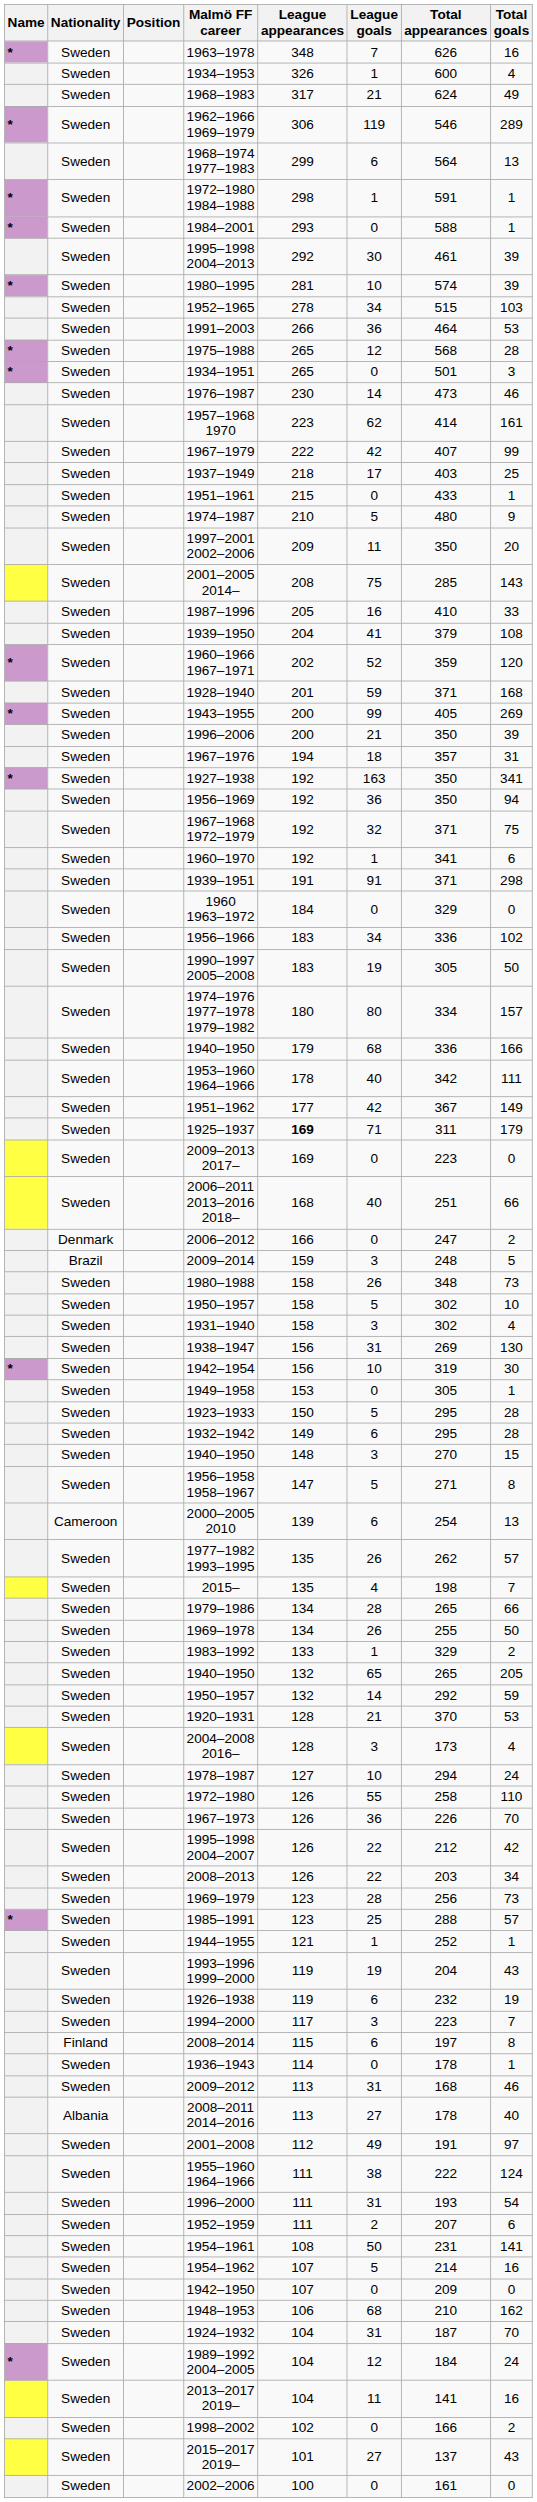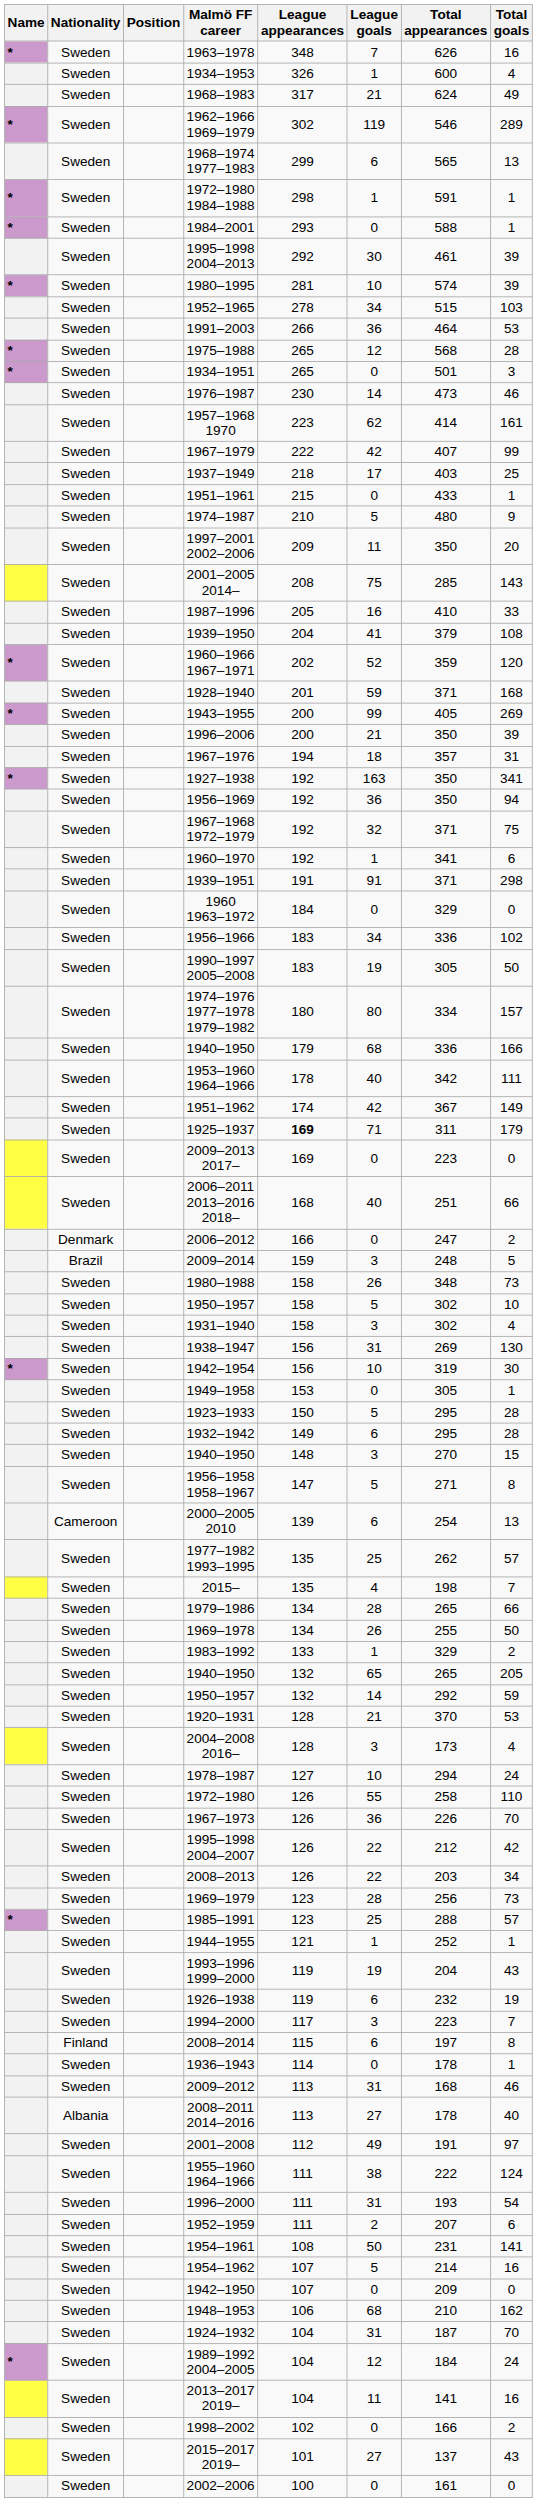(303, 124) 306 -> (303, 124) 302
(446, 161) 564 -> (446, 161) 565
(303, 1107) 177 -> (303, 1107) 174
(374, 1558) 26 -> (374, 1558) 25
